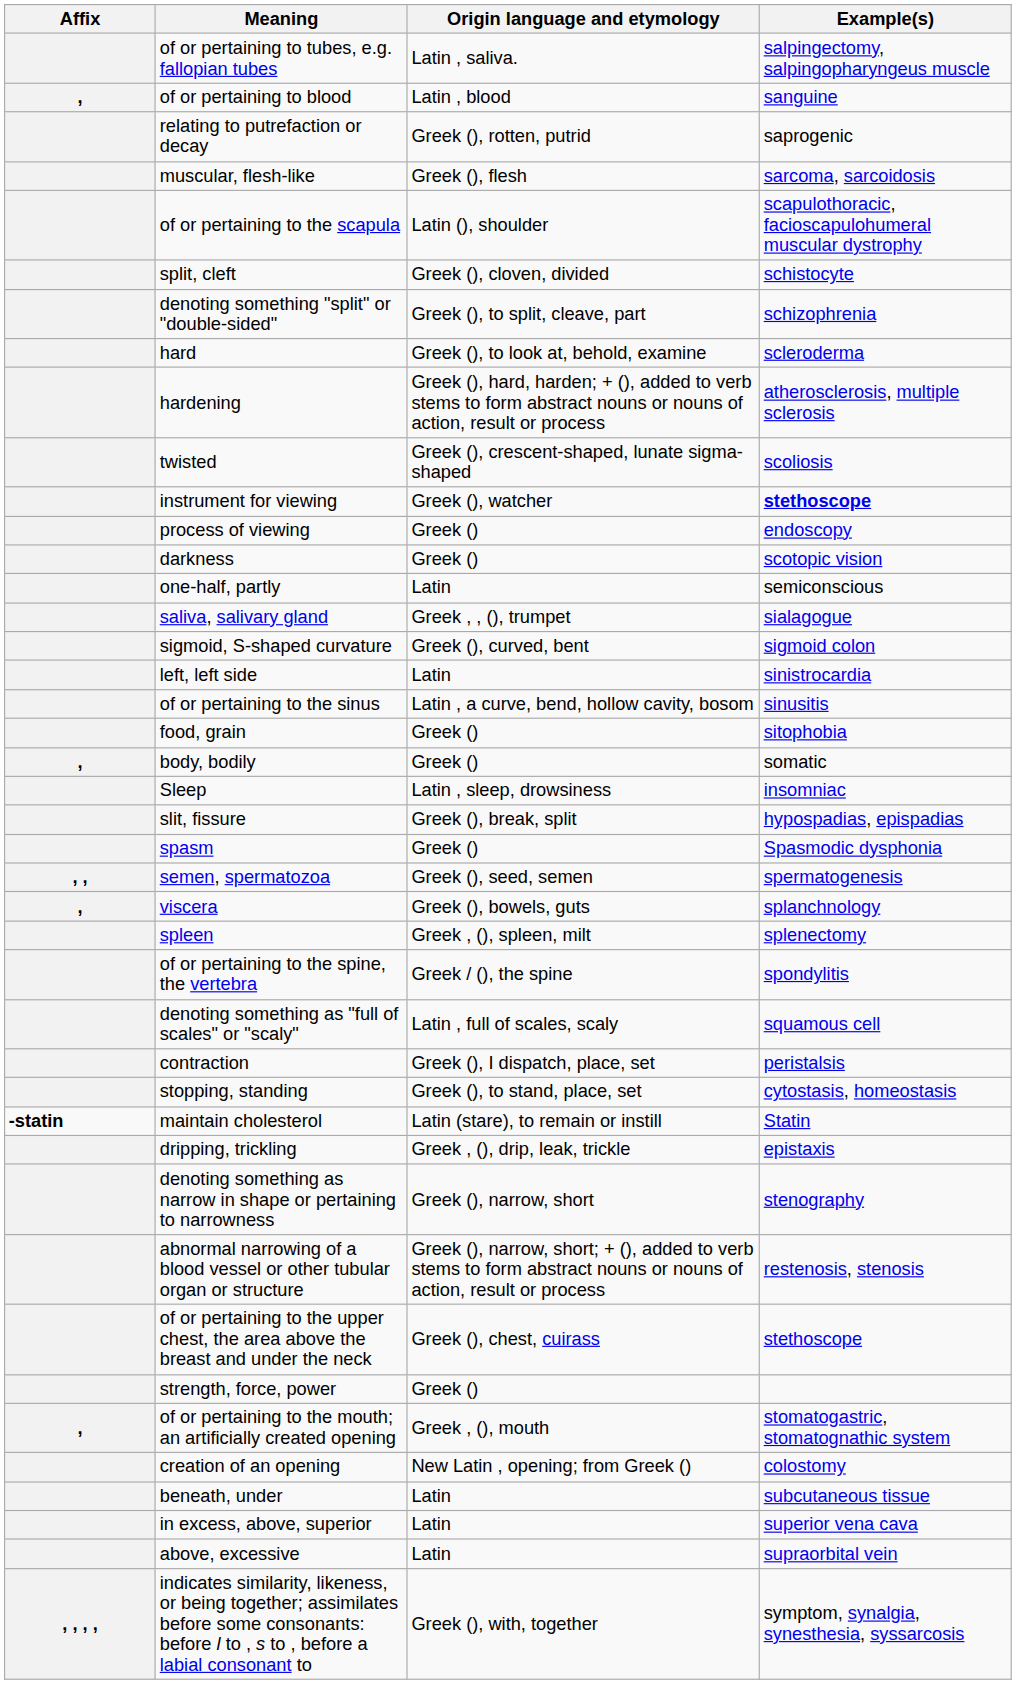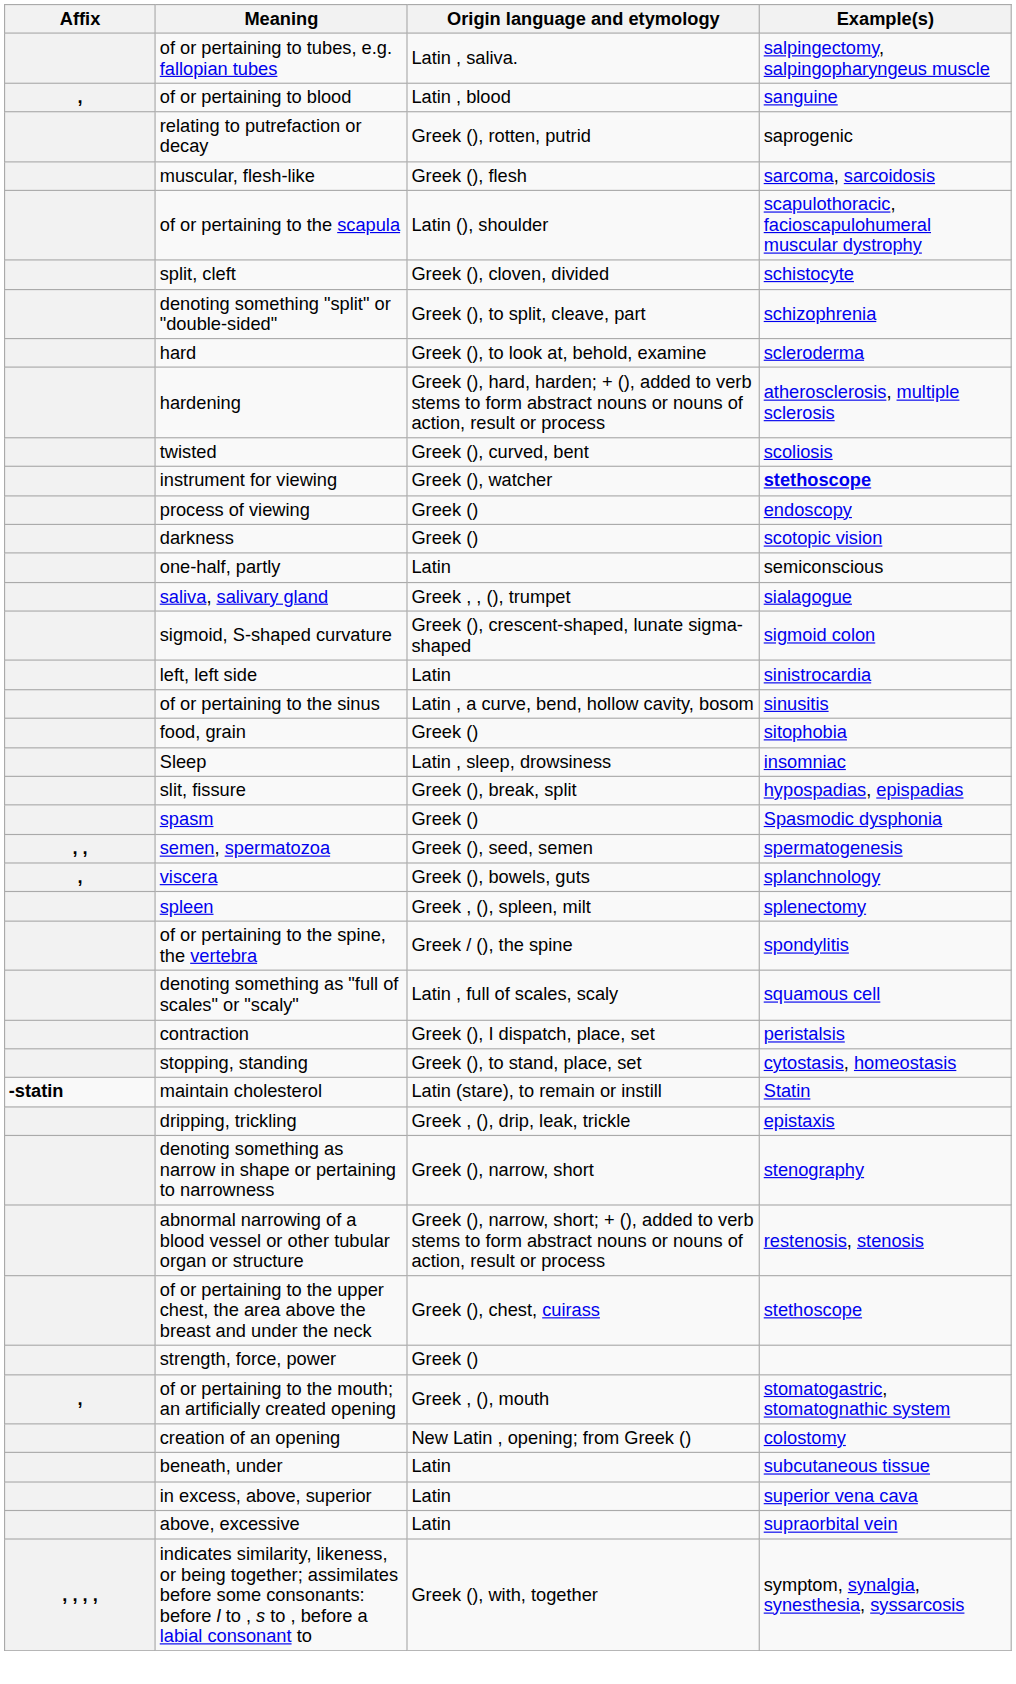(577, 462) Greek (), crescent-shaped, lunate sigma-shaped -> (500, 451) Greek (), curved, bent
(500, 645) Greek (), curved, bent -> (577, 635) Greek (), crescent-shaped, lunate sigma-shaped
- row: (208, 761)
